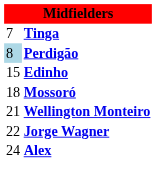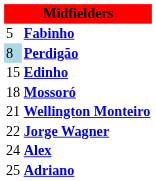+ row: (49, 33)
- row: (41, 33)
+ row: (49, 170)
